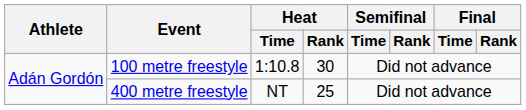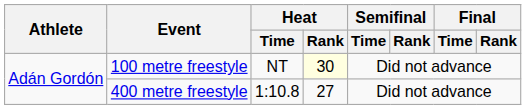(277, 67) 1:10.8 -> (277, 67) NT
(325, 67) no background -> (325, 67) lightyellow background
(277, 92) NT -> (277, 92) 1:10.8
(325, 92) 25 -> (325, 92) 27
